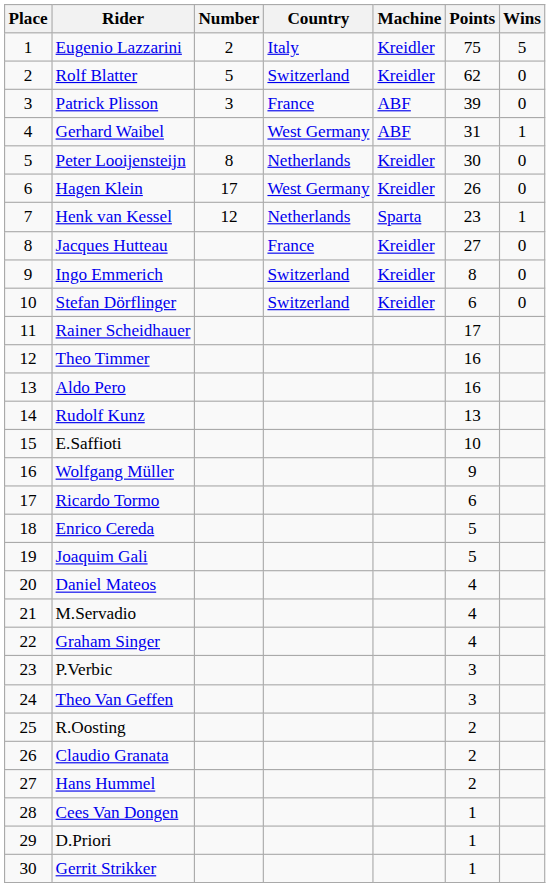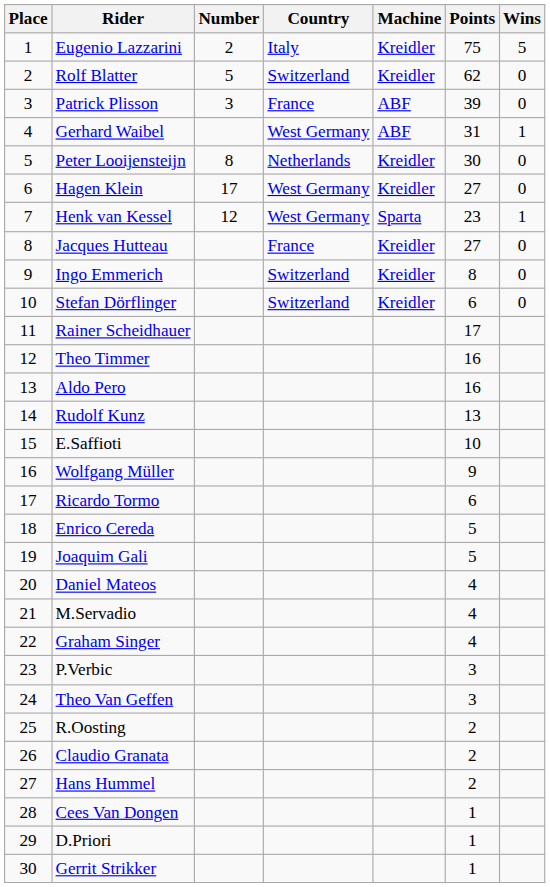(472, 188) 26 -> (472, 188) 27
(309, 217) Netherlands -> (318, 217) West Germany
